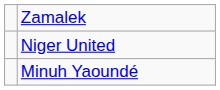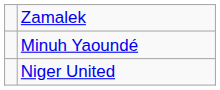rows swapped: (68, 44) <-> (79, 71)
